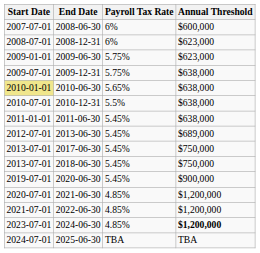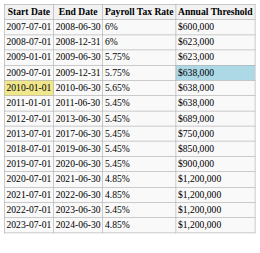(196, 73) no background -> (196, 73) lightblue background
- row: (78, 103)
- row: (78, 164)
+ row: (78, 149)
+ row: (78, 210)
(200, 225) bold -> (200, 225) normal
- row: (78, 240)
